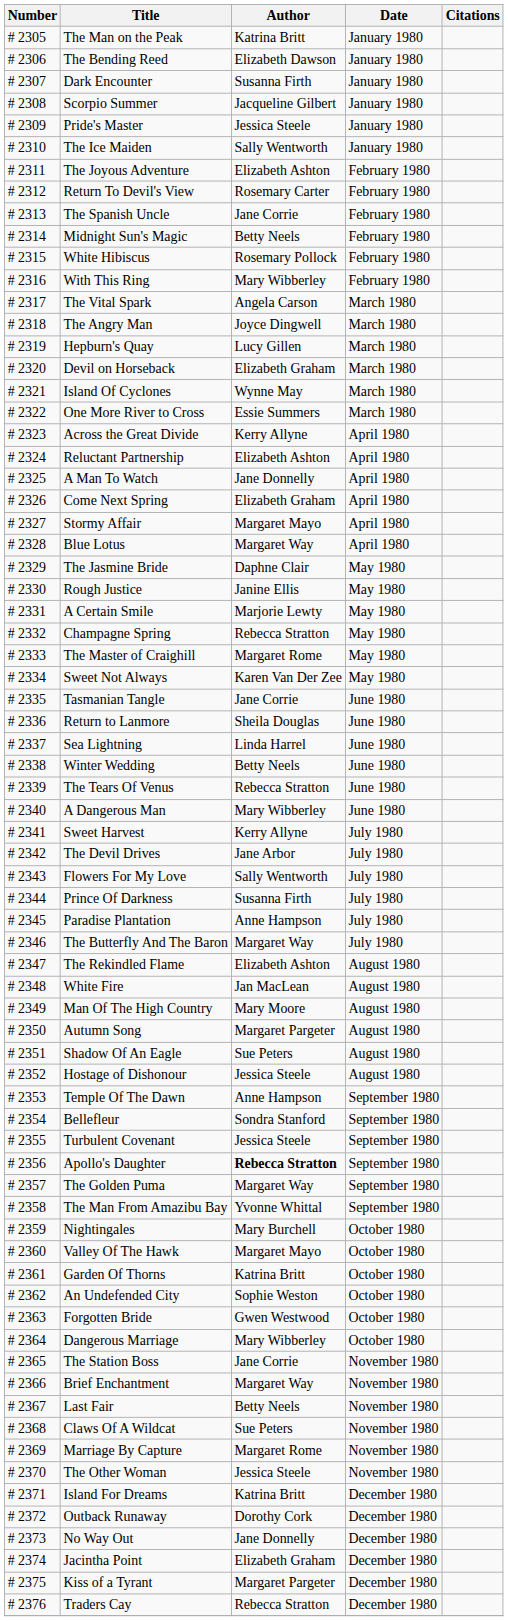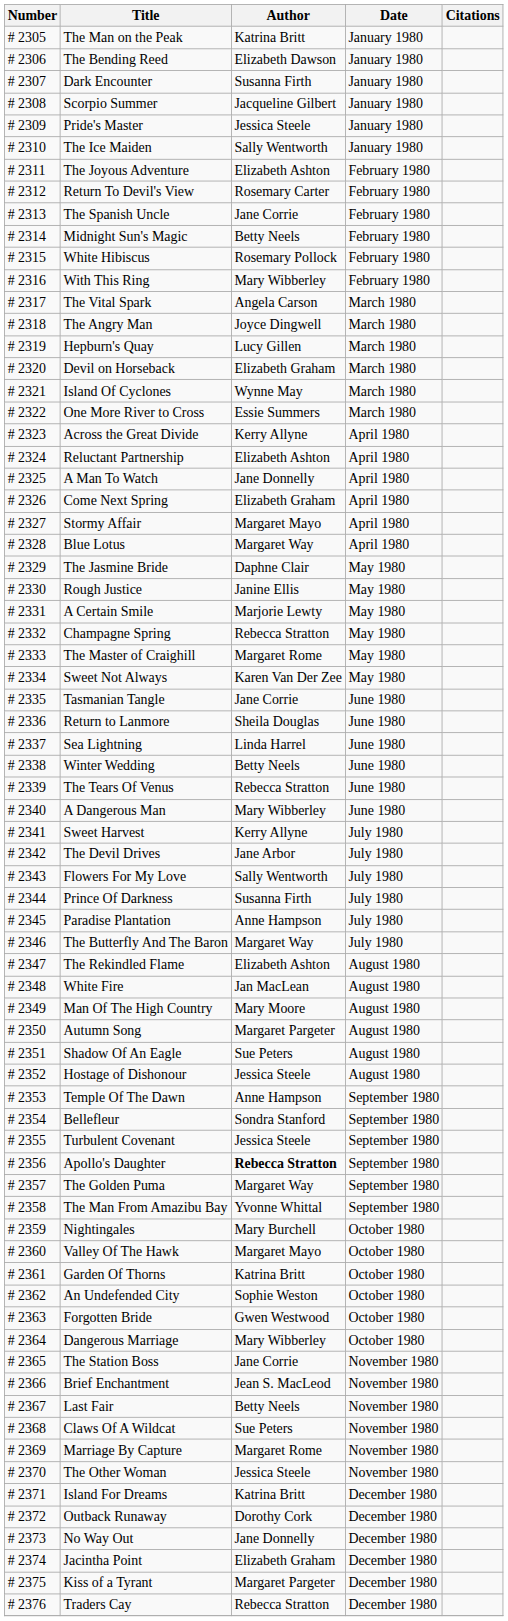(274, 1384) Margaret Way -> (283, 1384) Jean S. MacLeod
